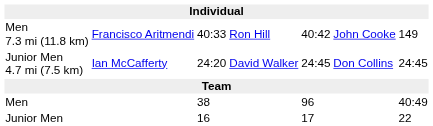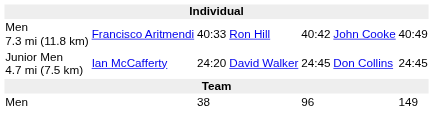(408, 34) 149 -> (413, 34) 40:49
(413, 102) 40:49 -> (408, 102) 149
- row: (34, 118)
